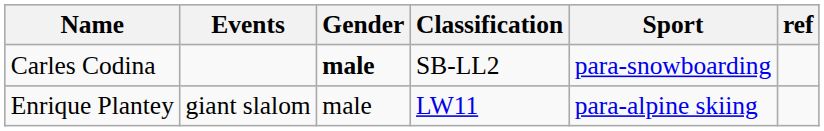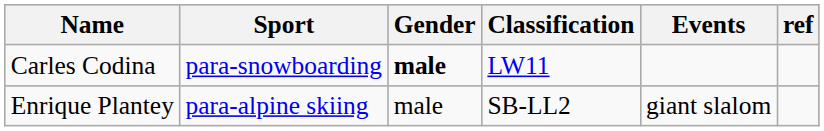columns swapped: (673, 24) <-> (248, 24)
(458, 65) SB-LL2 -> (518, 65) LW11
(447, 105) LW11 -> (529, 105) SB-LL2
